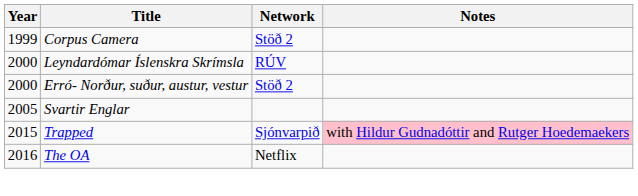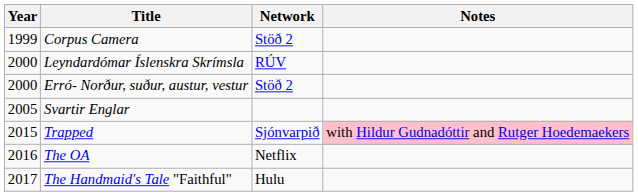+ row: (138, 179)
